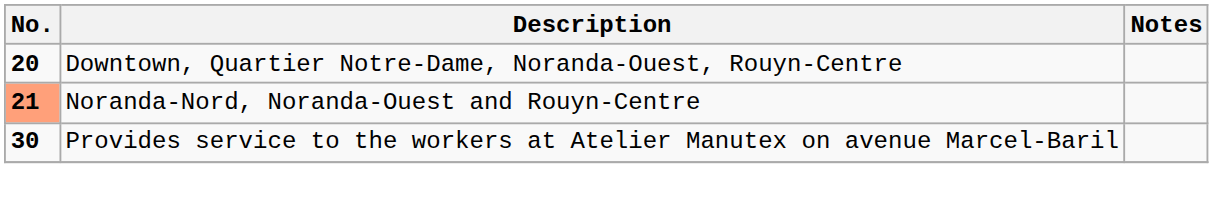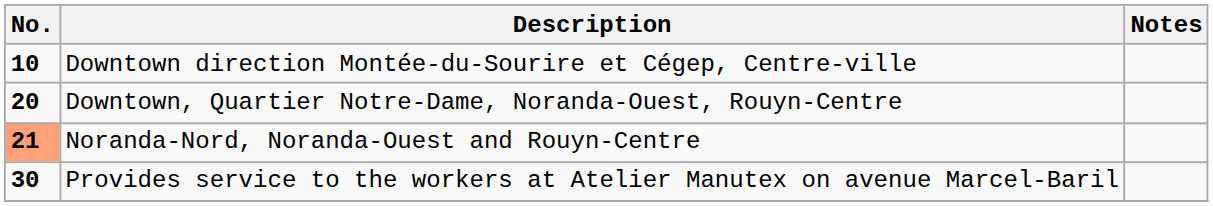+ row: (491, 64)
